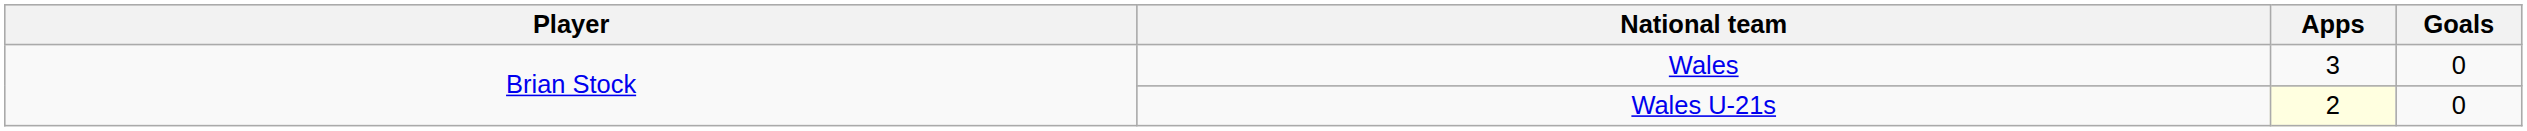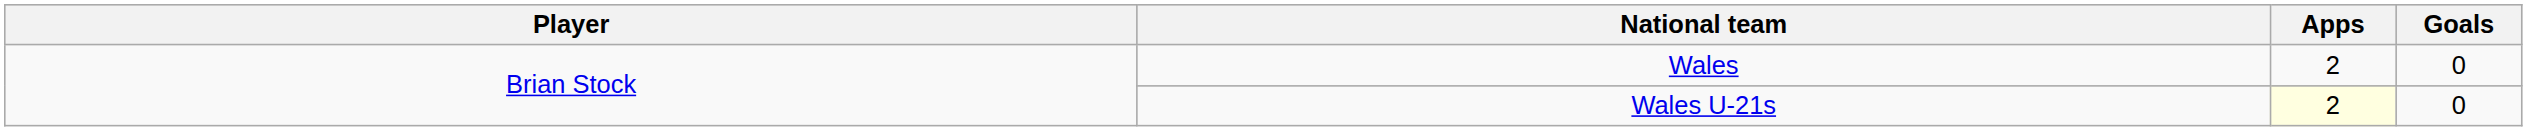(2333, 65) 3 -> (2333, 65) 2
